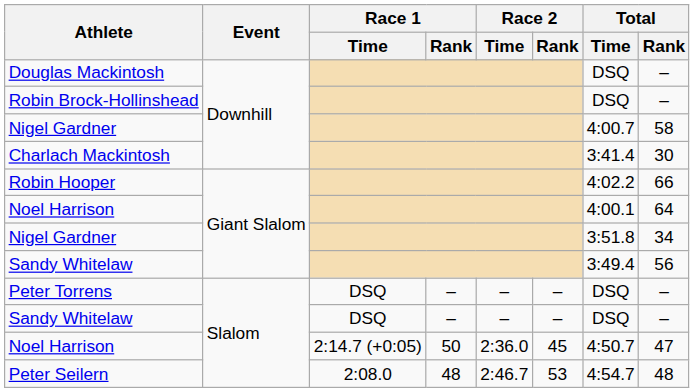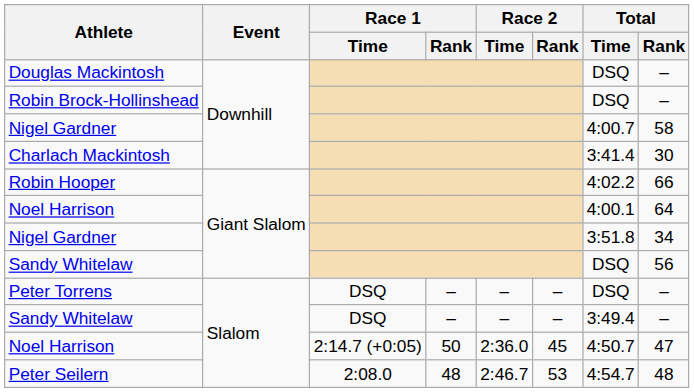(611, 264) 3:49.4 -> (611, 264) DSQ
(611, 319) DSQ -> (611, 319) 3:49.4
